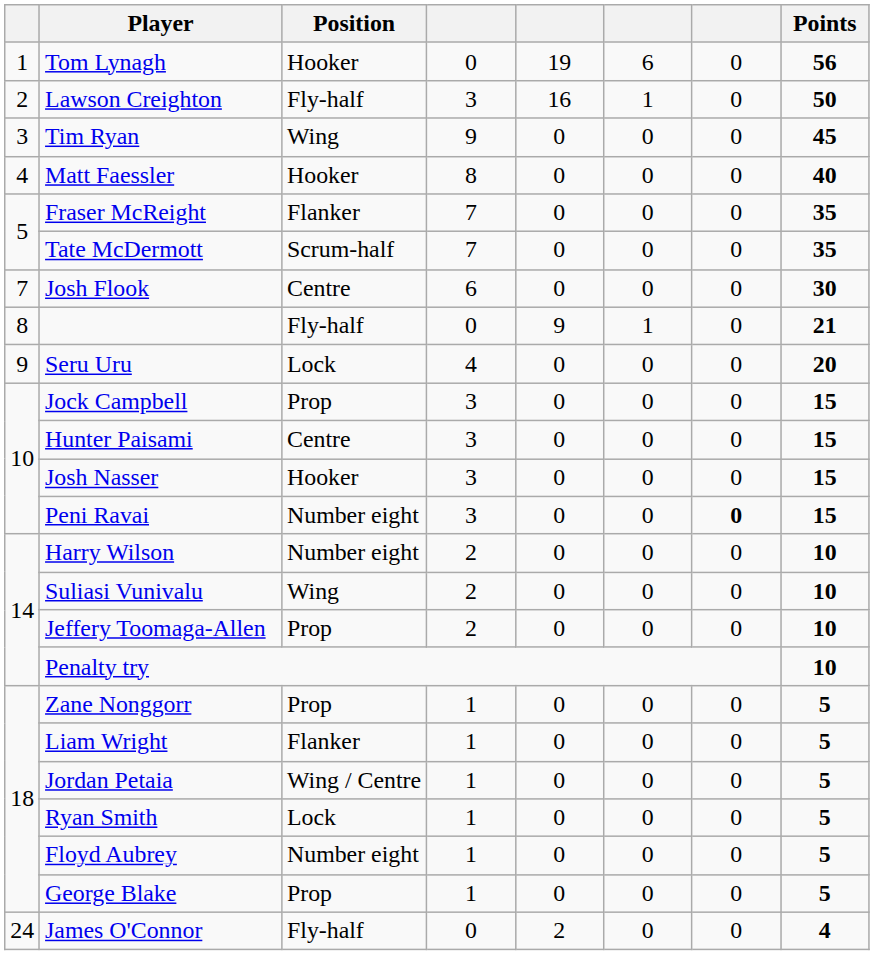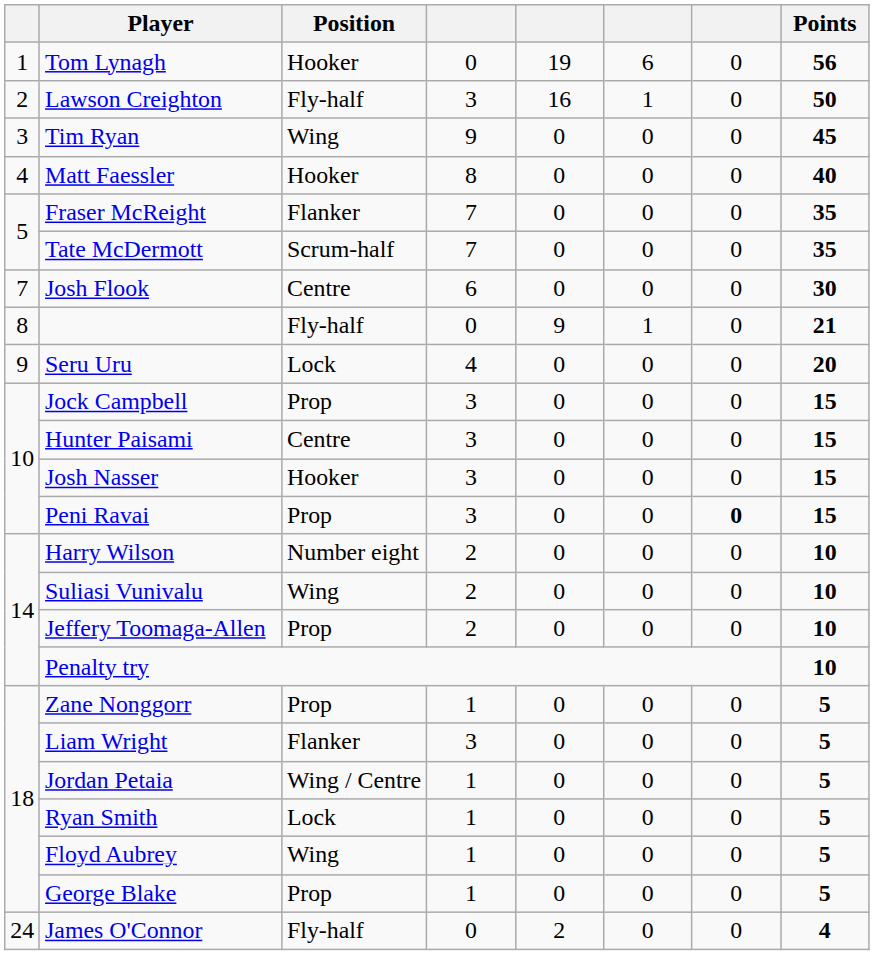(353, 514) Number eight -> (310, 514) Prop
(471, 741) 1 -> (471, 741) 3
(353, 855) Number eight -> (313, 855) Wing
